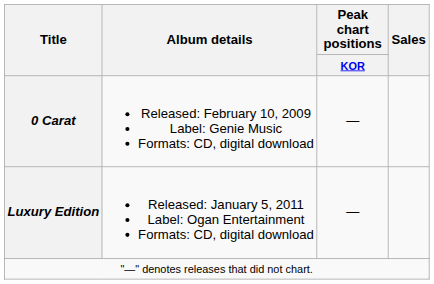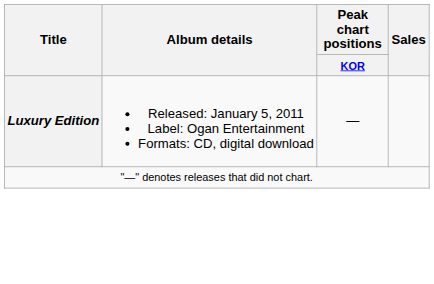- row: (53, 121)
